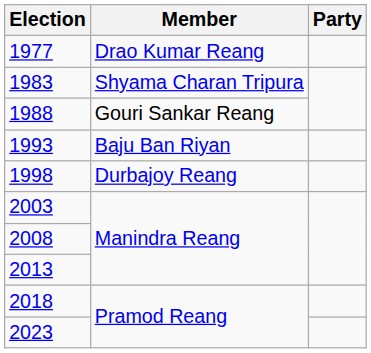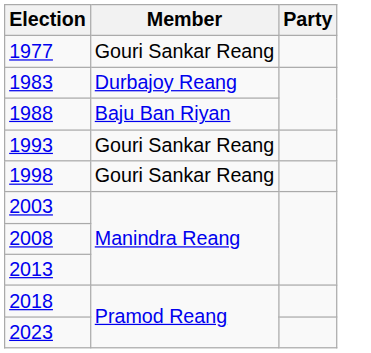(180, 51) Drao Kumar Reang -> (184, 51) Gouri Sankar Reang
(199, 82) Shyama Charan Tripura -> (166, 82) Durbajoy Reang
(184, 113) Gouri Sankar Reang -> (163, 113) Baju Ban Riyan
(163, 144) Baju Ban Riyan -> (184, 144) Gouri Sankar Reang
(166, 176) Durbajoy Reang -> (184, 176) Gouri Sankar Reang
